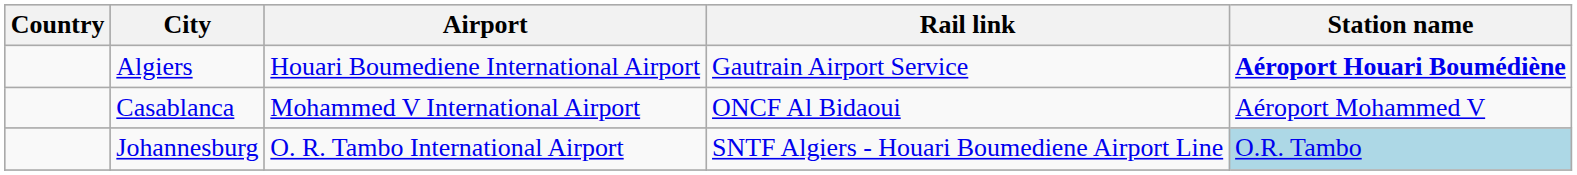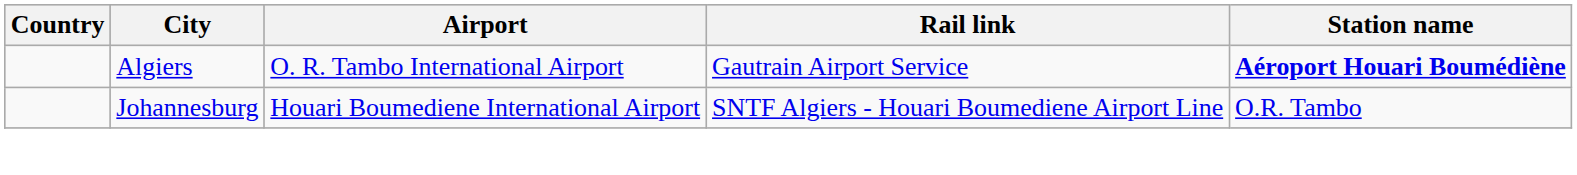(485, 66) Houari Boumediene International Airport -> (447, 66) O. R. Tambo International Airport
- row: (175, 107)
(447, 148) O. R. Tambo International Airport -> (485, 107) Houari Boumediene International Airport
(1298, 148) lightblue background -> (1298, 107) no background
